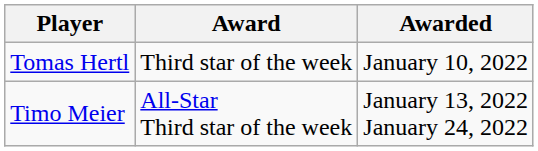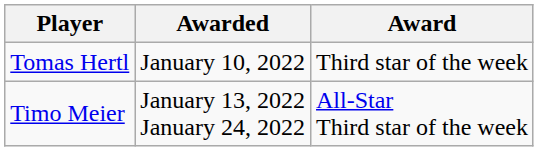columns swapped: (246, 23) <-> (446, 23)
